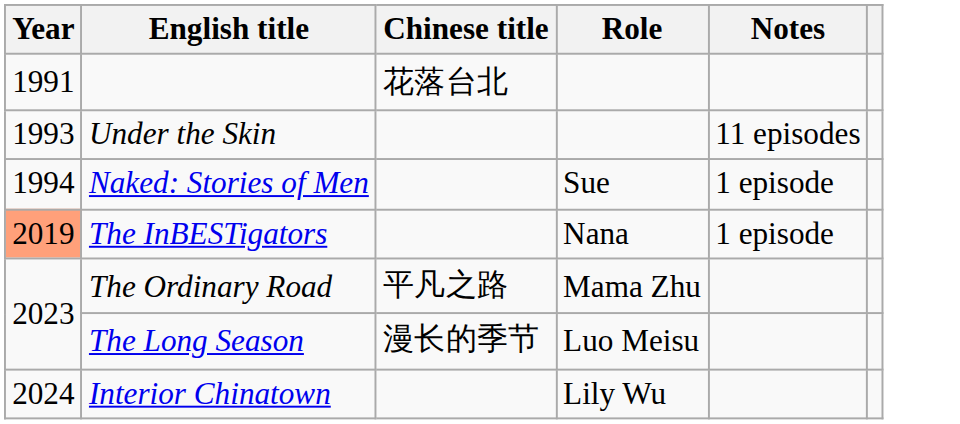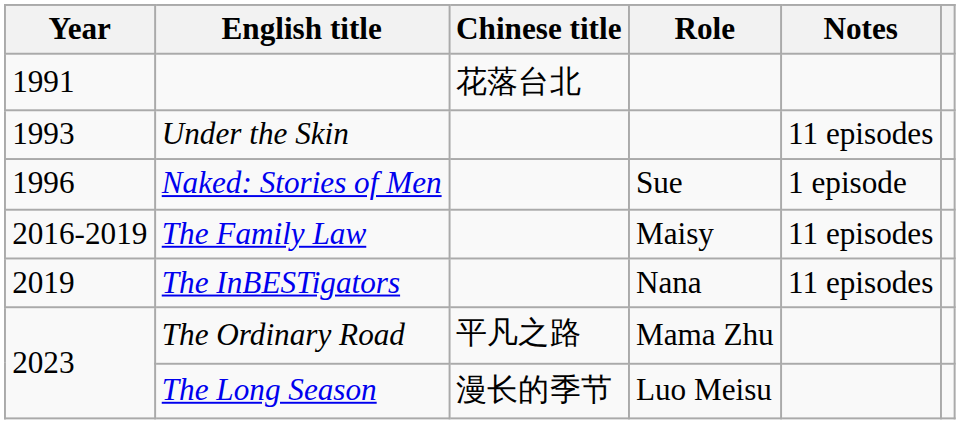(43, 183) 1994 -> (43, 183) 1996
+ row: (264, 233)
(43, 233) lightsalmon background -> (43, 282) no background
(775, 233) 1 episode -> (861, 282) 11 episodes
- row: (210, 393)
